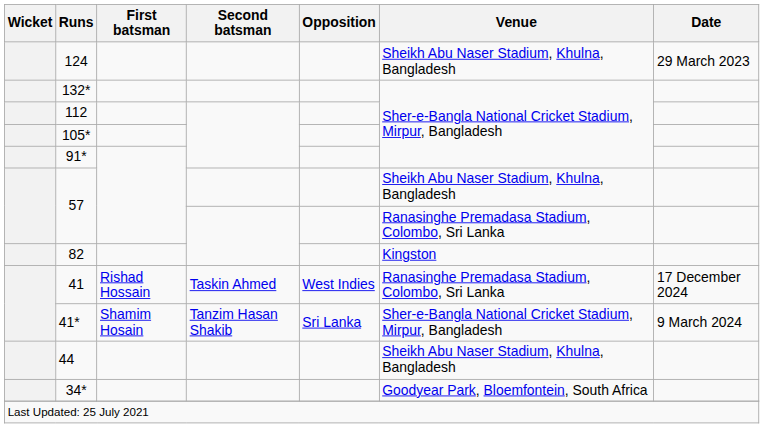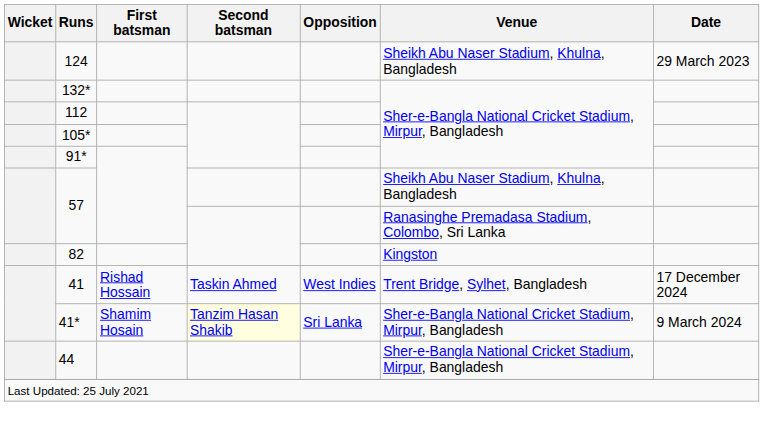(486, 284) Ranasinghe Premadasa Stadium, Colombo, Sri Lanka -> (485, 284) Trent Bridge, Sylhet, Bangladesh
(234, 322) no background -> (234, 322) lightyellow background
(493, 360) Sheikh Abu Naser Stadium, Khulna, Bangladesh -> (509, 360) Sher-e-Bangla National Cricket Stadium, Mirpur, Bangladesh
- row: (76, 390)
